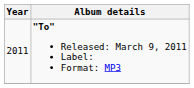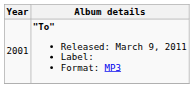(17, 51) 2011 -> (17, 51) 2001
